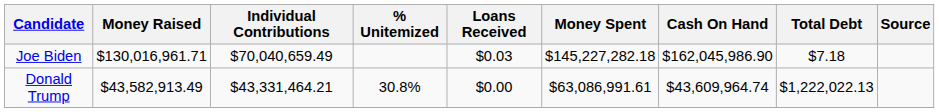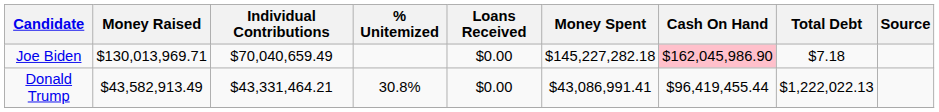(152, 56) $130,016,961.71 -> (152, 56) $130,013,969.71
(494, 56) $0.03 -> (494, 56) $0.00
(718, 56) no background -> (718, 56) pink background
(600, 87) $63,086,991.61 -> (600, 87) $43,086,991.41
(718, 87) $43,609,964.74 -> (718, 87) $96,419,455.44
